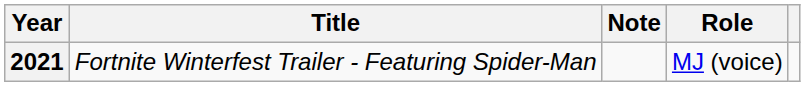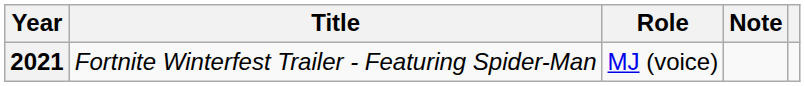columns swapped: (727, 23) <-> (634, 23)
